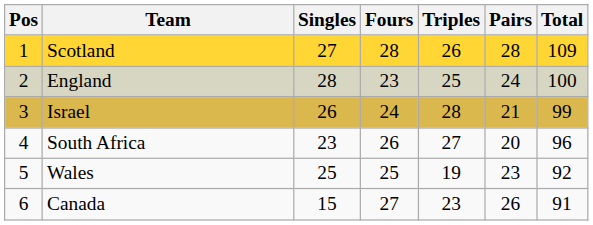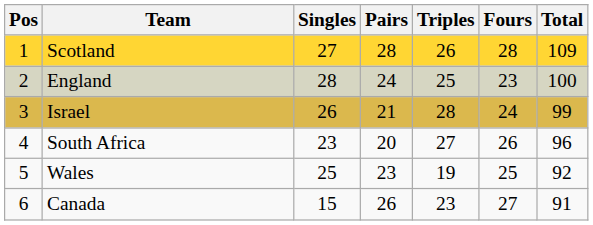columns swapped: (510, 19) <-> (389, 19)
